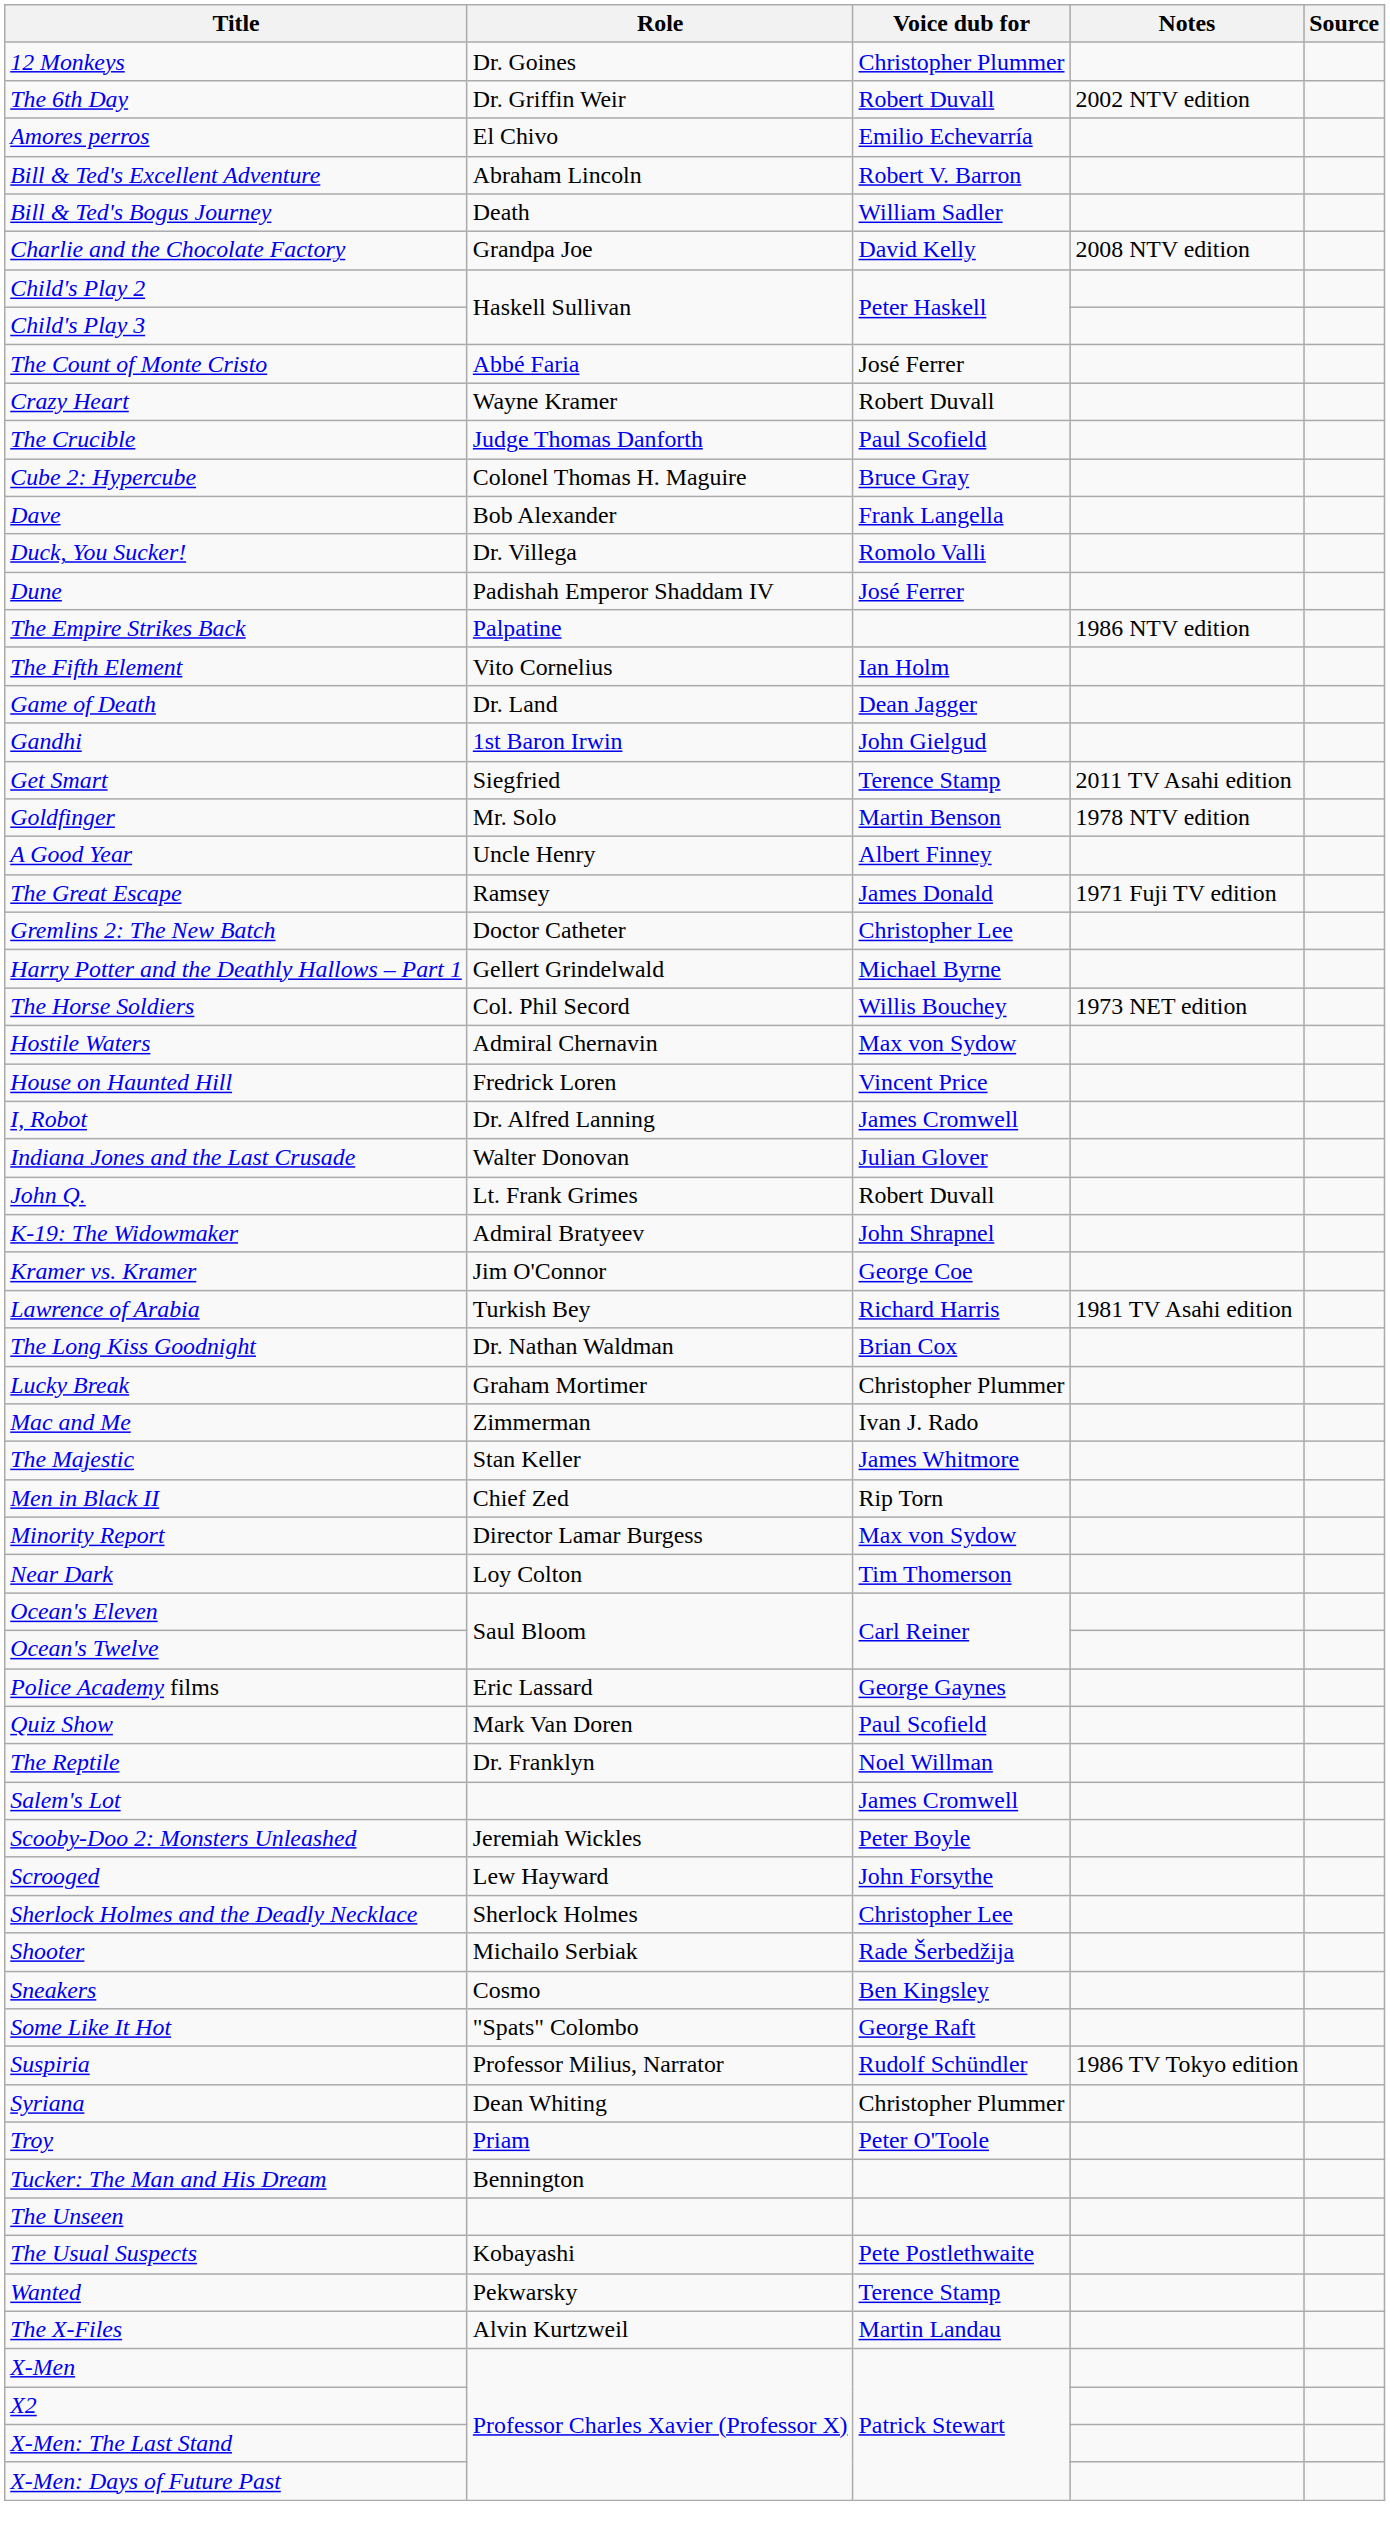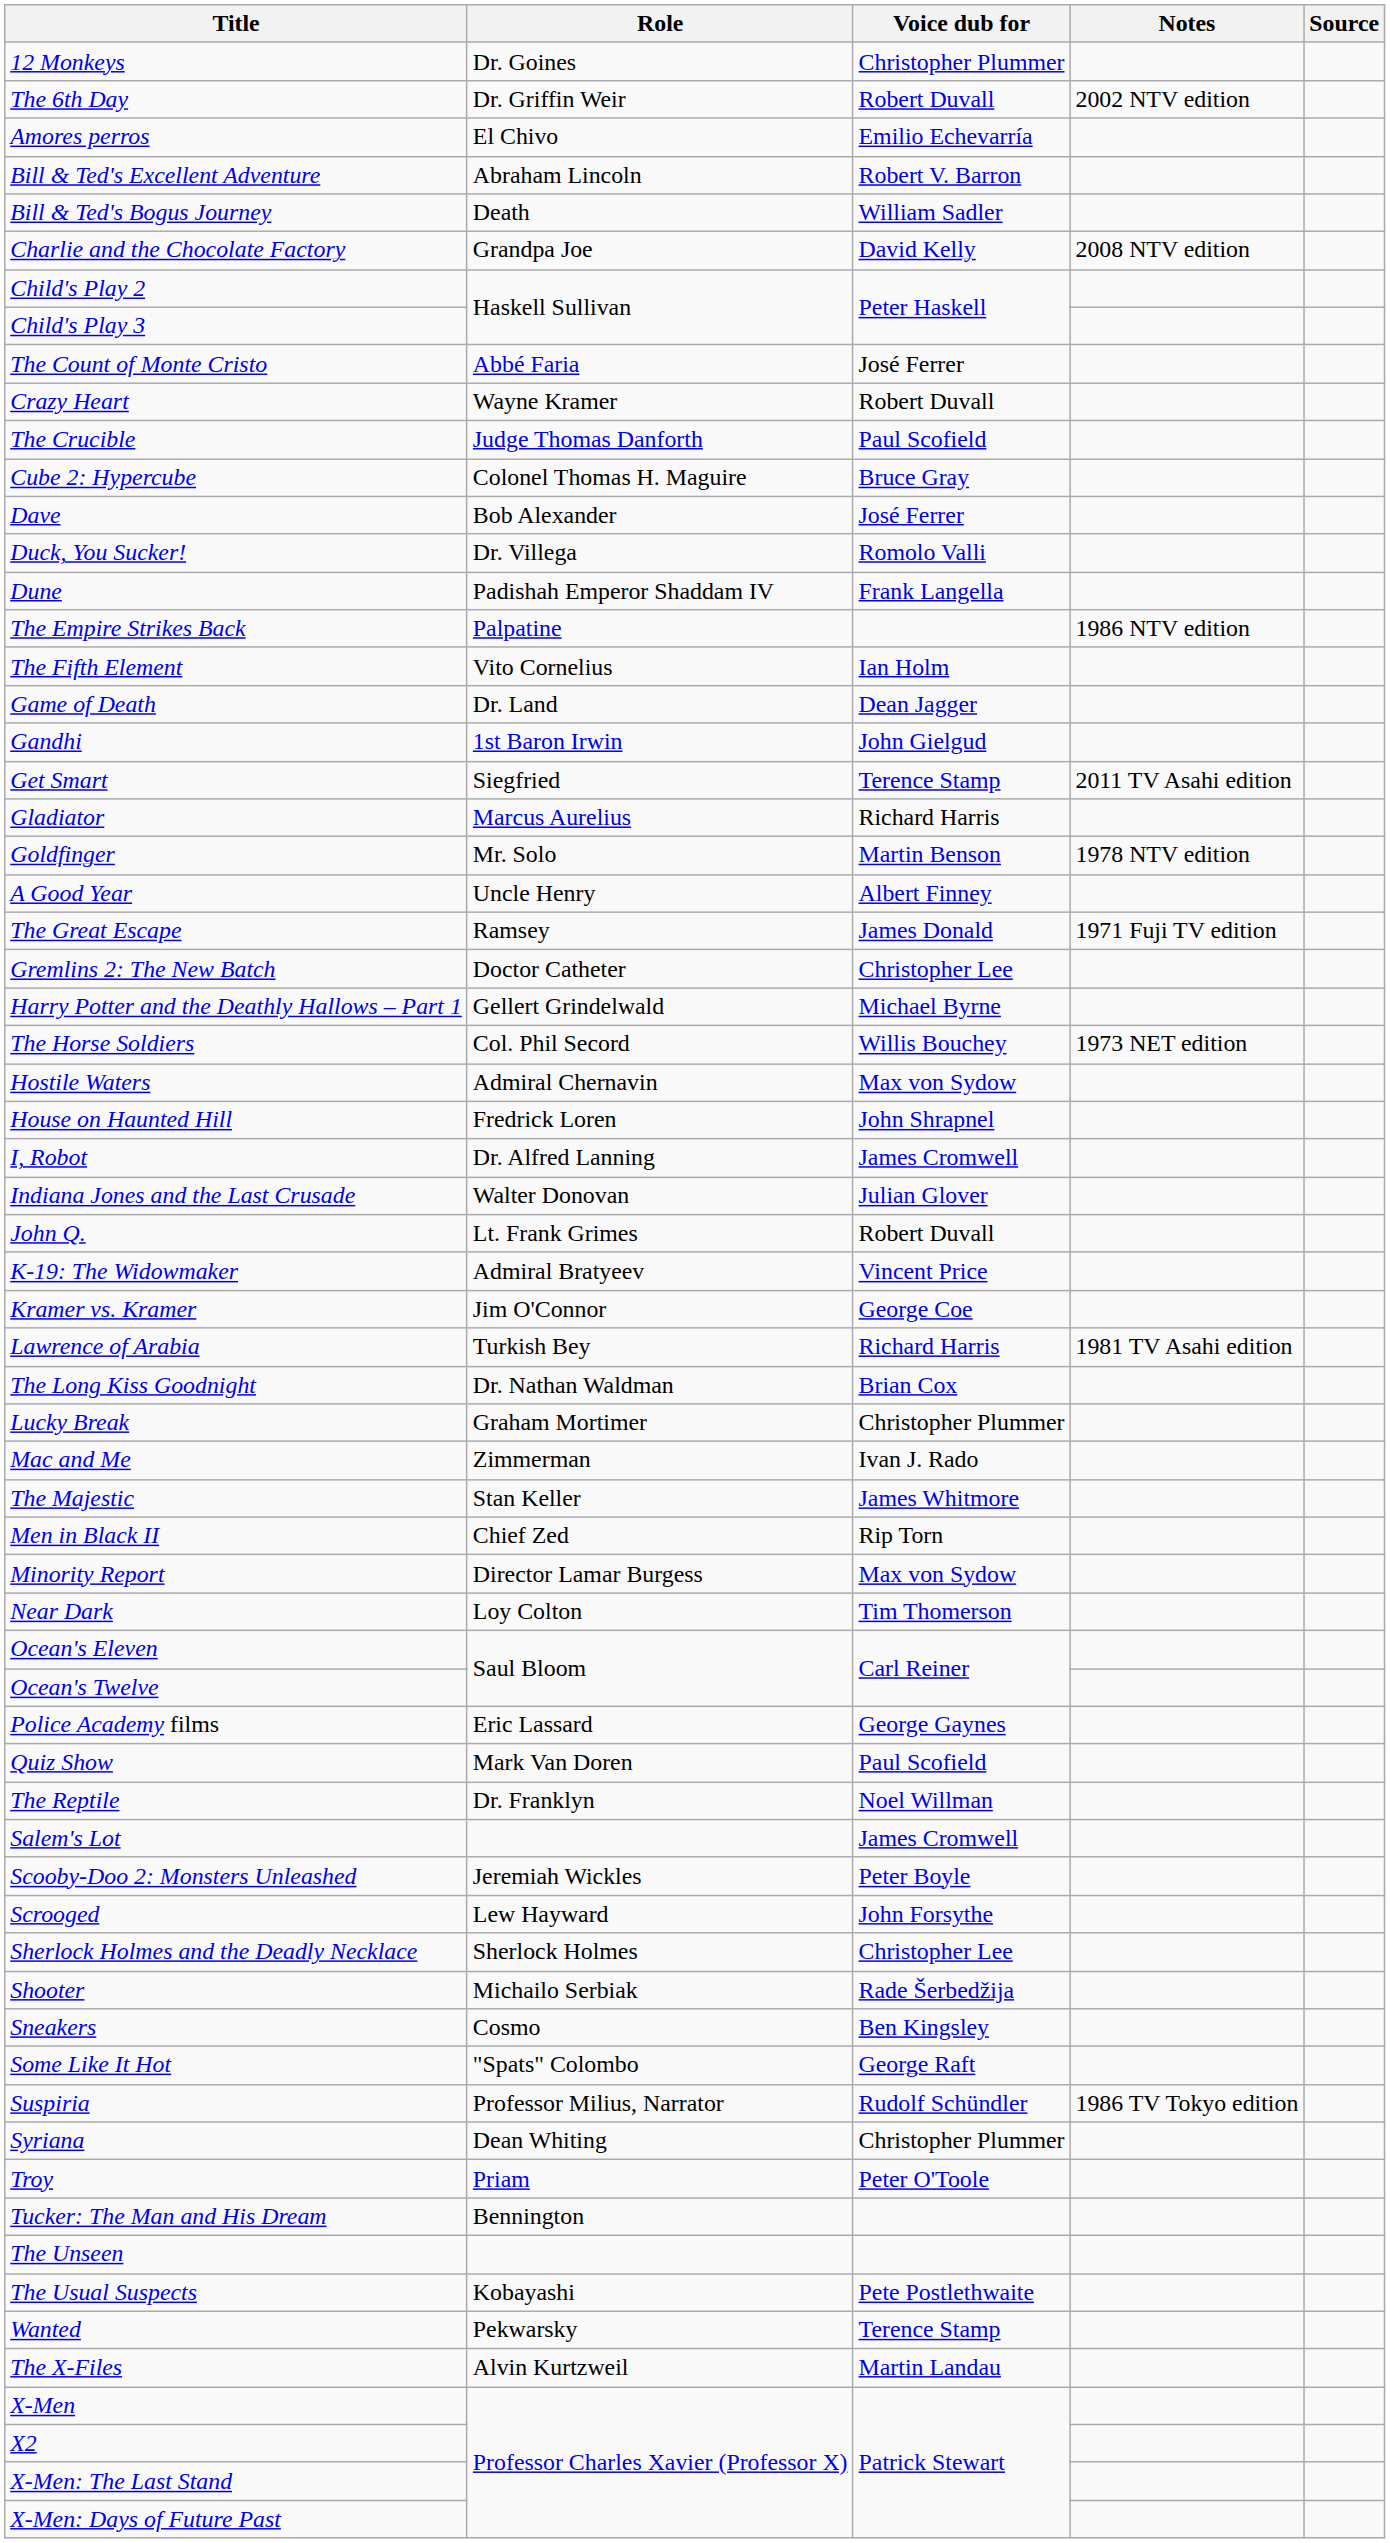(931, 514) Frank Langella -> (911, 514) José Ferrer
(911, 590) José Ferrer -> (931, 590) Frank Langella
+ row: (57, 817)
(923, 1082) Vincent Price -> (926, 1119) John Shrapnel
(926, 1233) John Shrapnel -> (923, 1271) Vincent Price
